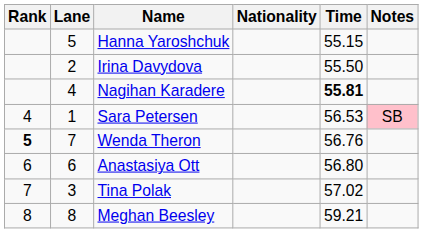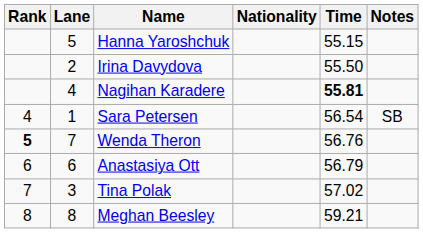(344, 116) 56.53 -> (344, 116) 56.54
(392, 116) pink background -> (392, 116) no background
(344, 166) 56.80 -> (344, 166) 56.79
